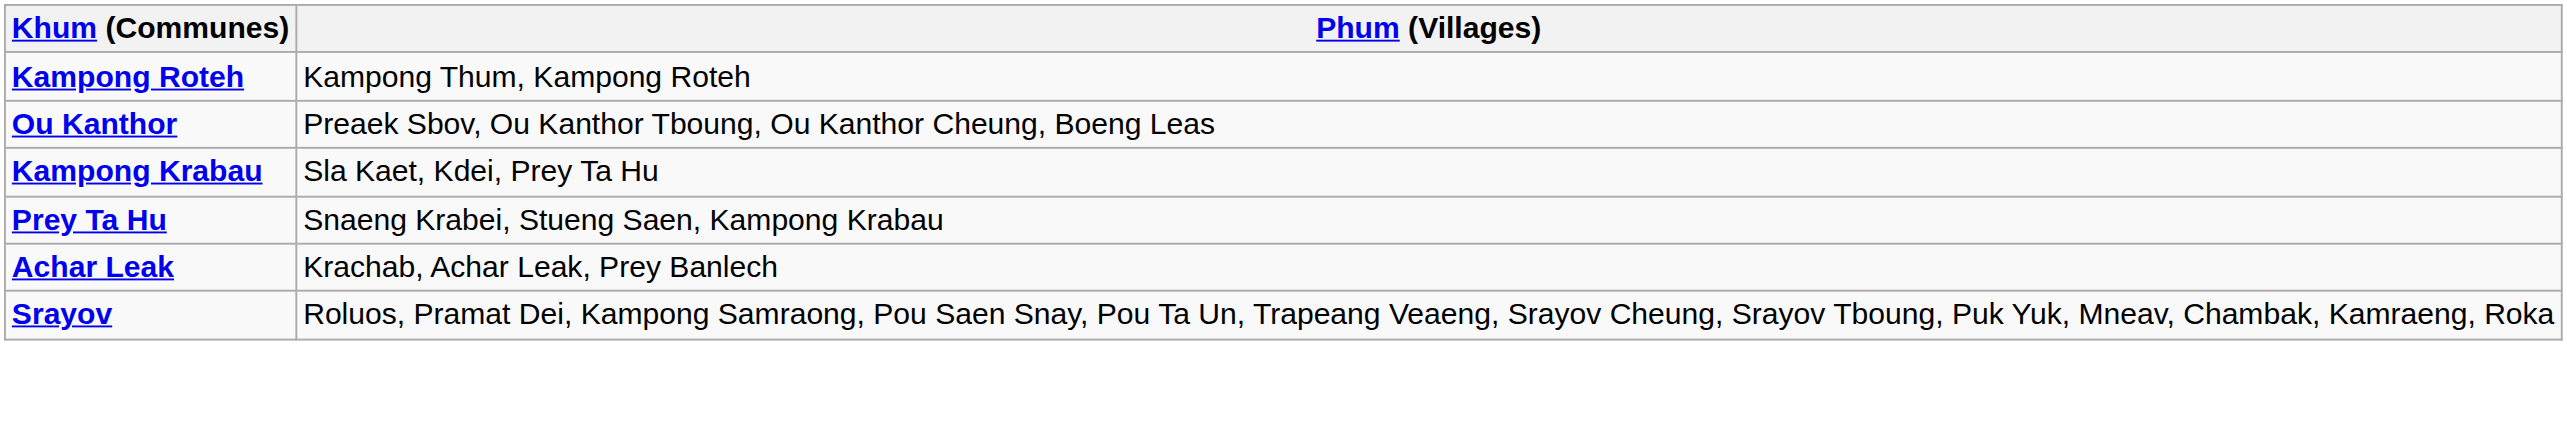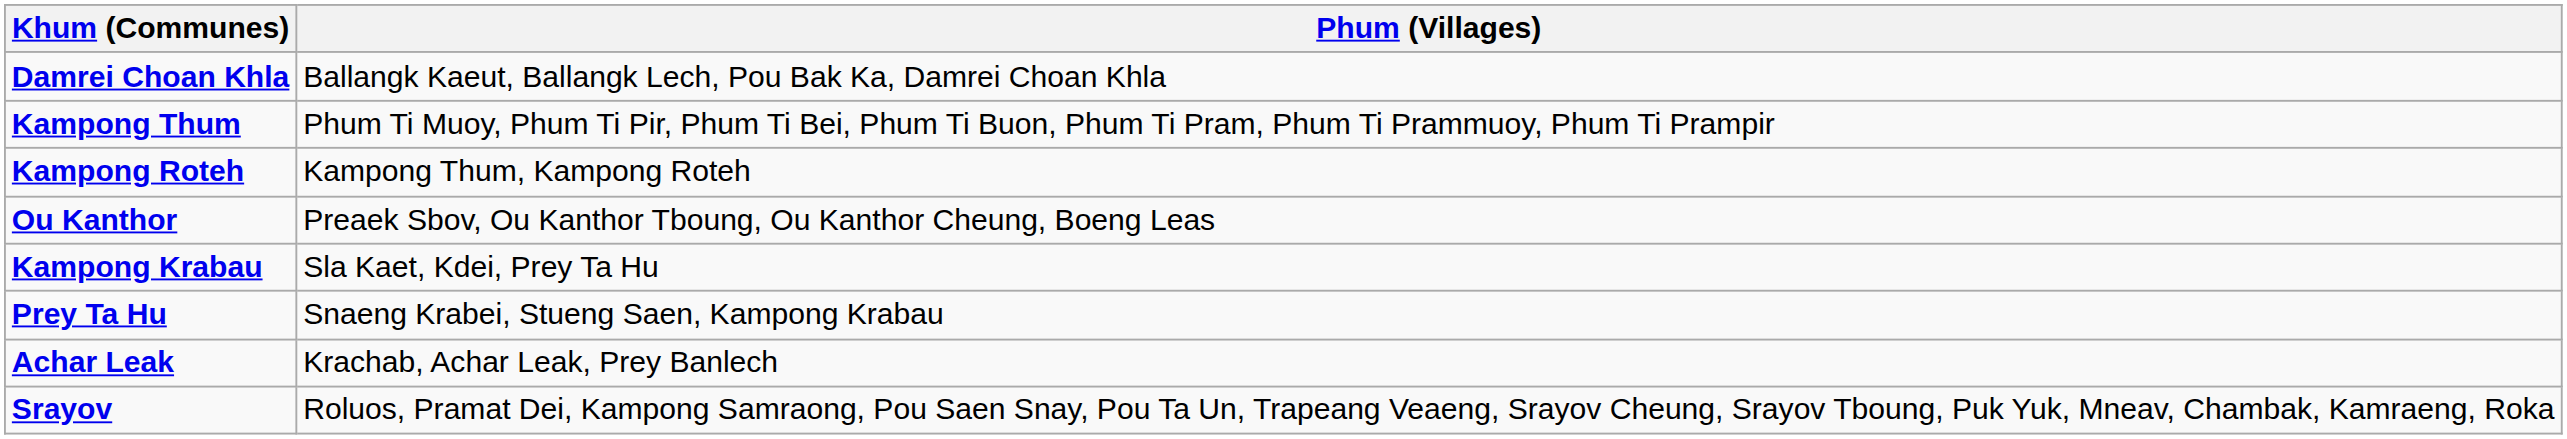+ row: (151, 76)
+ row: (126, 123)
